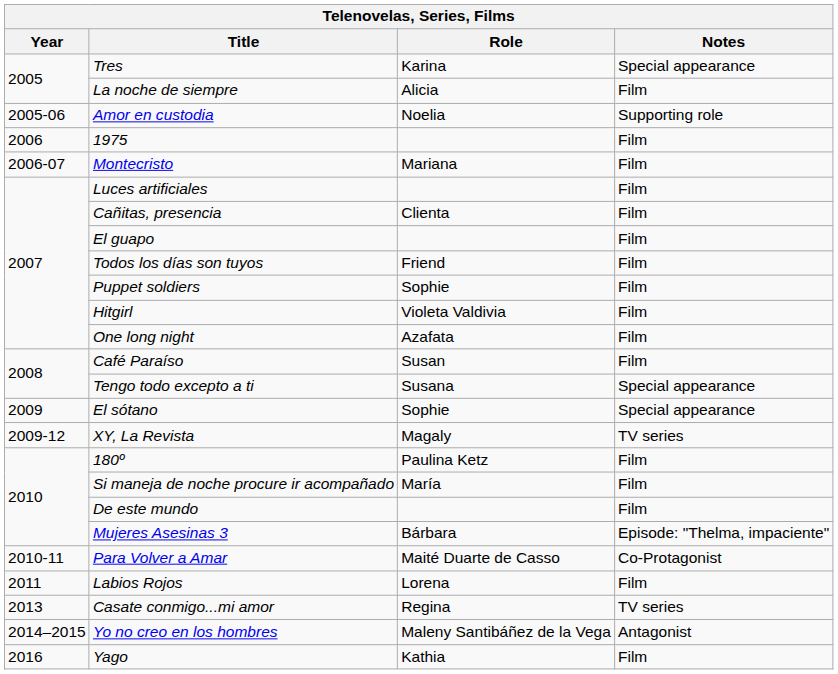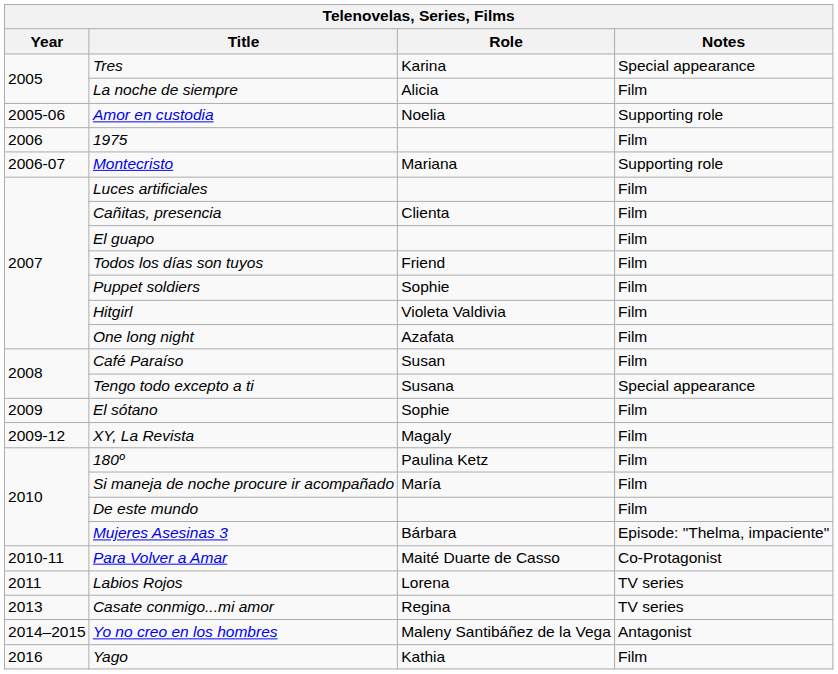(633, 164) Film -> (671, 164) Supporting role
(687, 410) Special appearance -> (633, 410) Film
(651, 435) TV series -> (633, 435) Film
(633, 582) Film -> (651, 582) TV series
